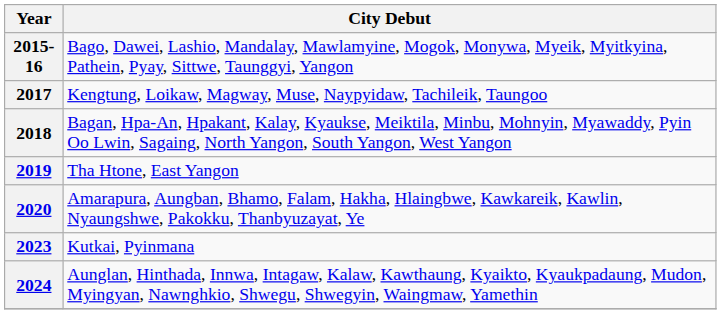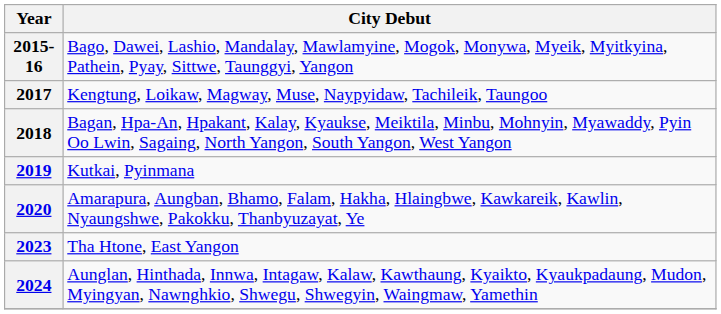(153, 170) Tha Htone, East Yangon -> (131, 170) Kutkai, Pyinmana
(131, 246) Kutkai, Pyinmana -> (153, 246) Tha Htone, East Yangon
